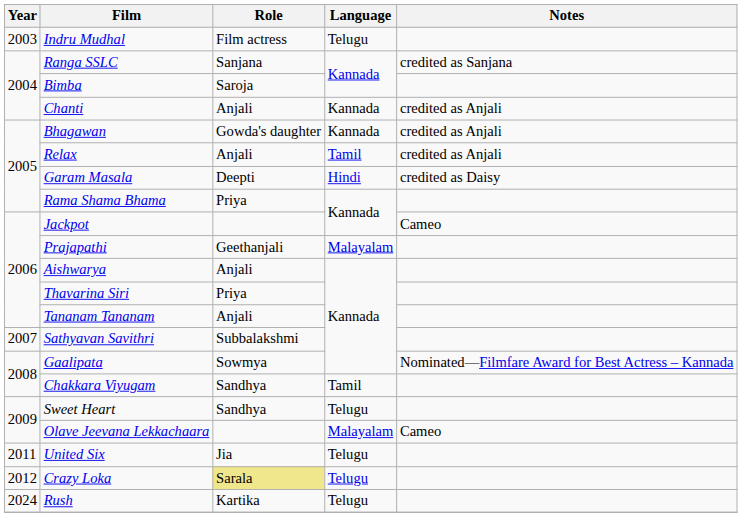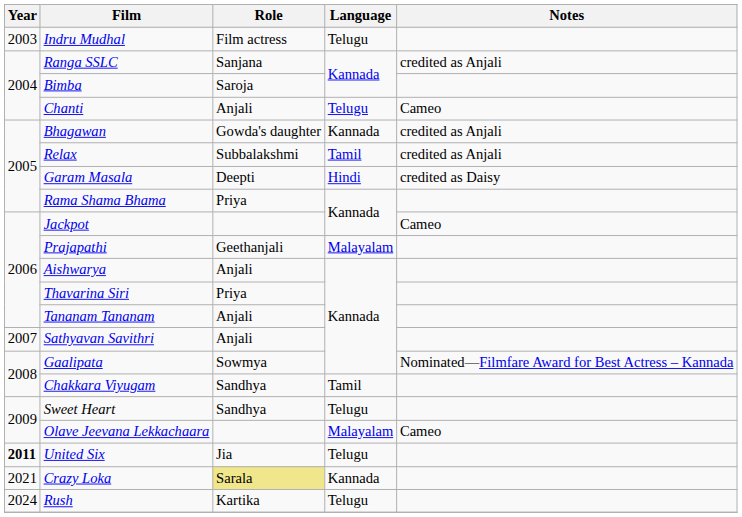(456, 62) credited as Sanjana -> (451, 62) credited as Anjali
(354, 108) Kannada -> (348, 108) Telugu
(451, 108) credited as Anjali -> (421, 108) Cameo
(234, 154) Anjali -> (257, 154) Subbalakshmi
(257, 339) Subbalakshmi -> (234, 339) Anjali
(22, 454) normal -> (22, 454) bold
(22, 477) 2012 -> (22, 477) 2021
(348, 477) Telugu -> (354, 477) Kannada
